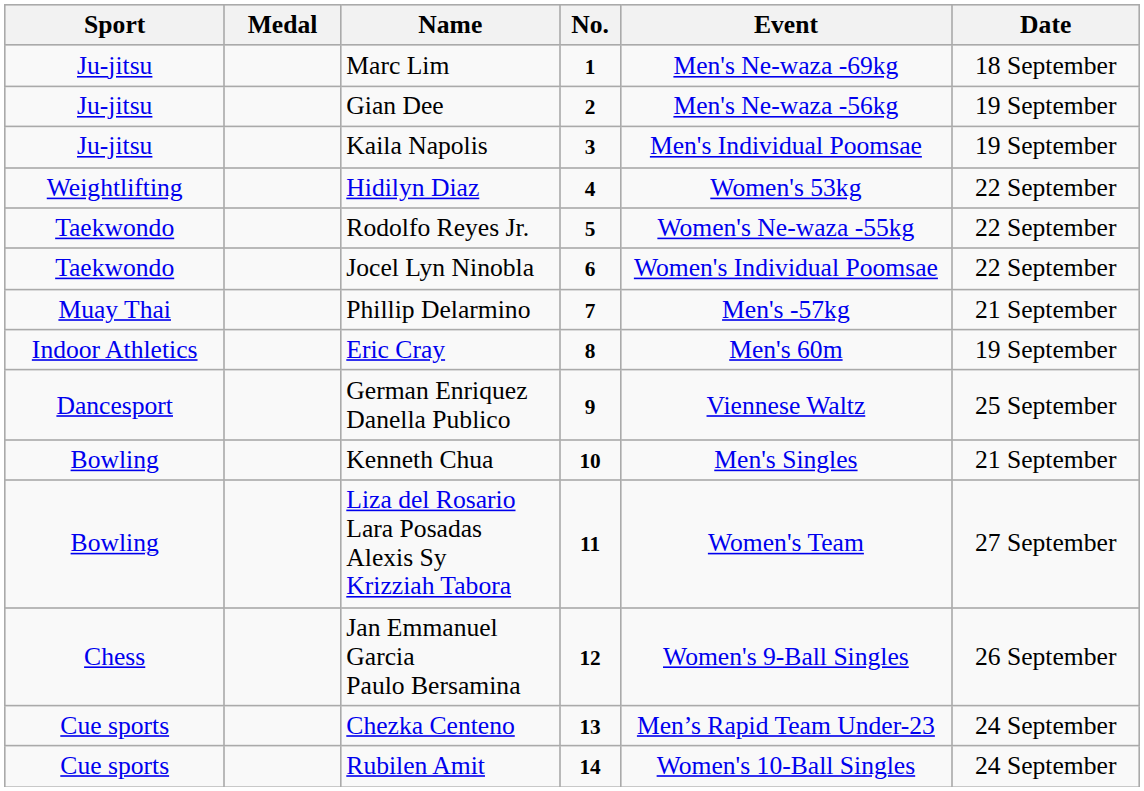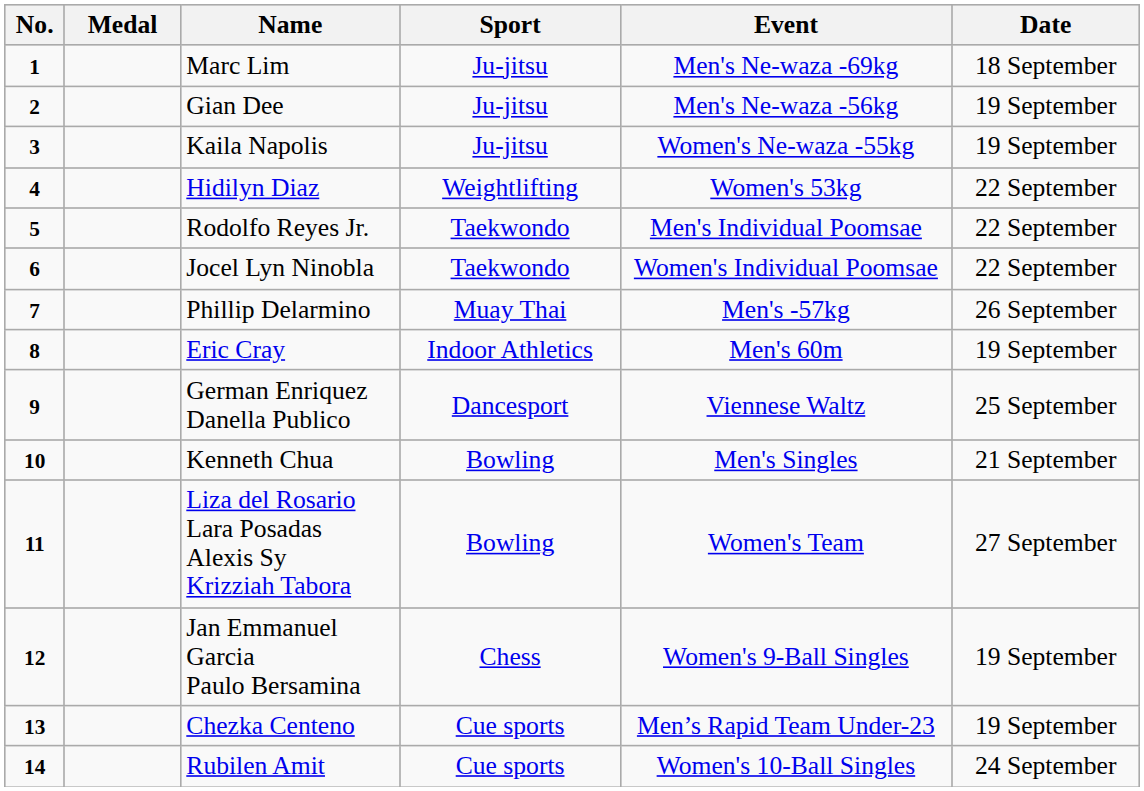columns swapped: (590, 24) <-> (115, 24)
(786, 146) Men's Individual Poomsae -> (786, 146) Women's Ne-waza -55kg
(786, 227) Women's Ne-waza -55kg -> (786, 227) Men's Individual Poomsae
(1046, 308) 21 September -> (1046, 308) 26 September
(1046, 656) 26 September -> (1046, 656) 19 September
(1046, 725) 24 September -> (1046, 725) 19 September
